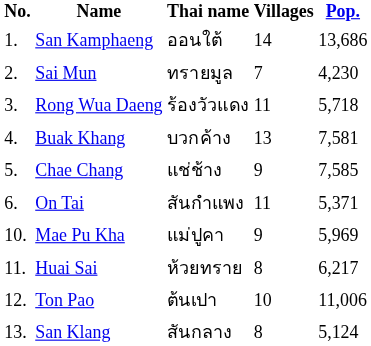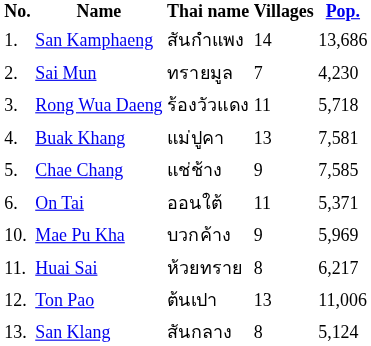(194, 40) ออนใต้ -> (206, 40) สันกำแพง
(199, 137) บวกค้าง -> (196, 137) แม่ปูคา
(206, 202) สันกำแพง -> (194, 202) ออนใต้
(196, 235) แม่ปูคา -> (199, 235) บวกค้าง
(263, 299) 10 -> (263, 299) 13
